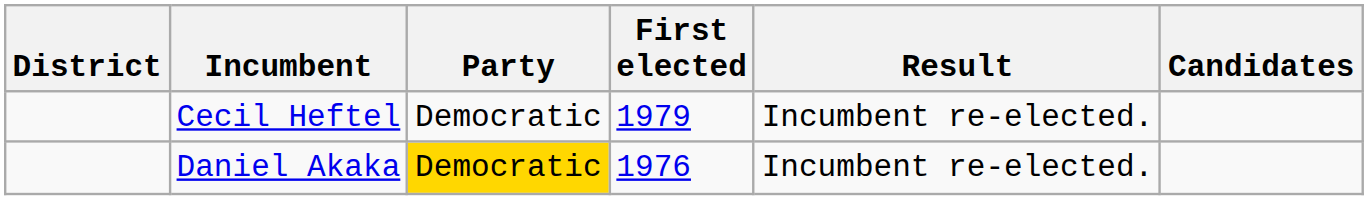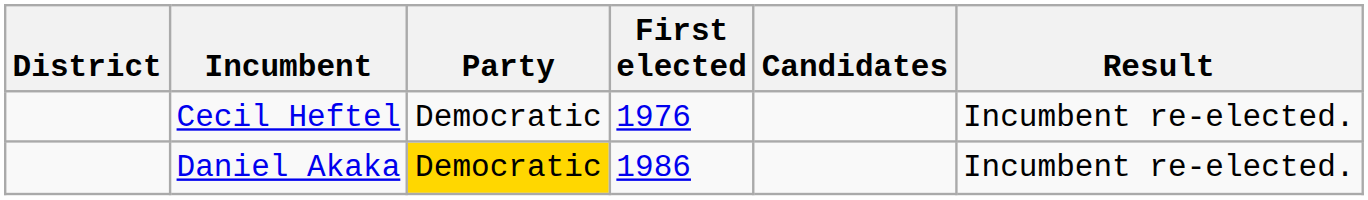columns swapped: (957, 66) <-> (1261, 66)
(654, 117) 1979 -> (654, 117) 1976
(654, 168) 1976 -> (654, 168) 1986
